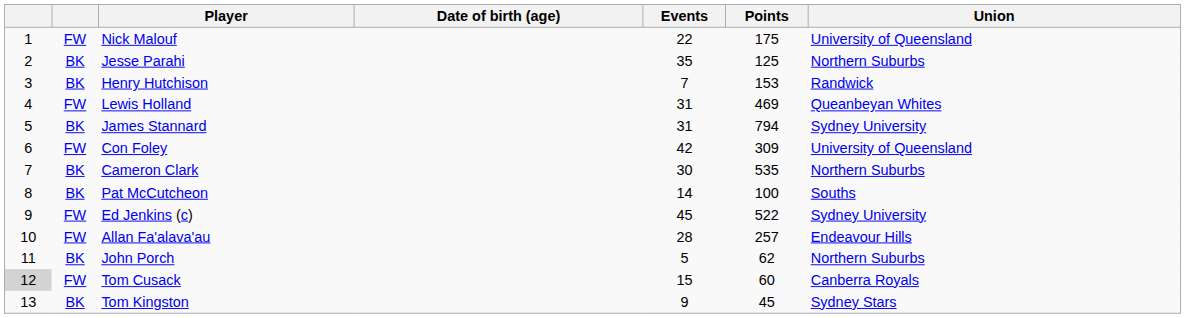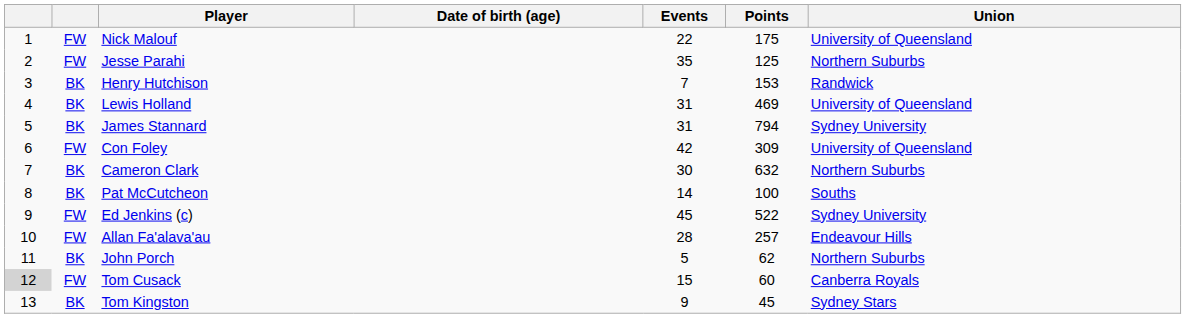(75, 61) BK -> (75, 61) FW
(75, 105) FW -> (75, 105) BK
(876, 105) Queanbeyan Whites -> (891, 105) University of Queensland
(767, 170) 535 -> (767, 170) 632
